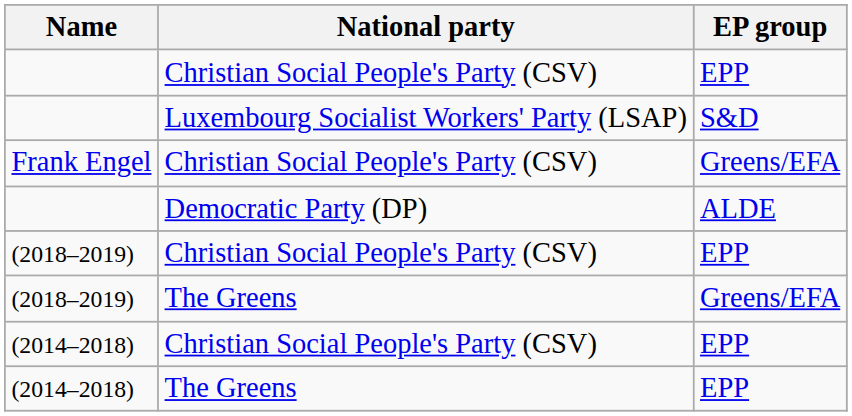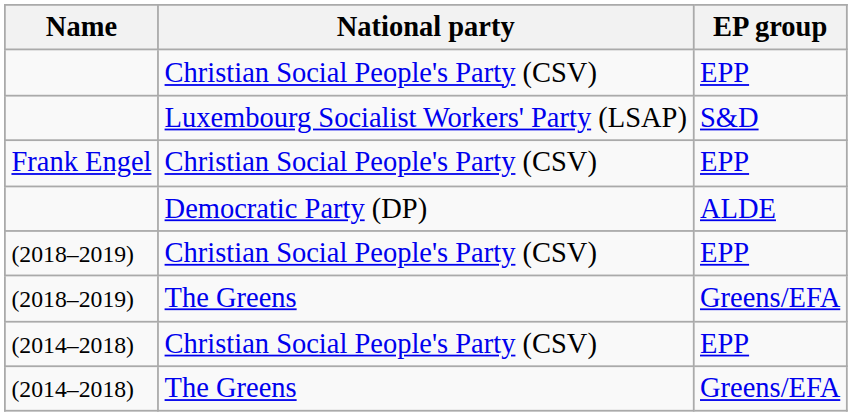(770, 162) Greens/EFA -> (725, 162) EPP
(725, 388) EPP -> (770, 388) Greens/EFA
